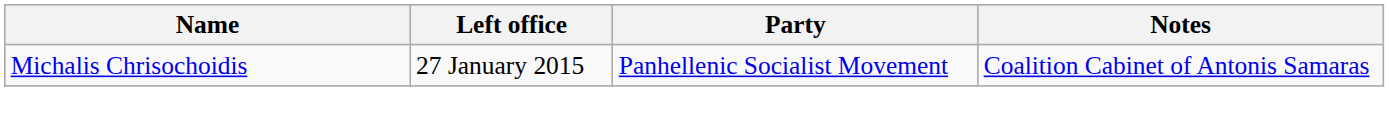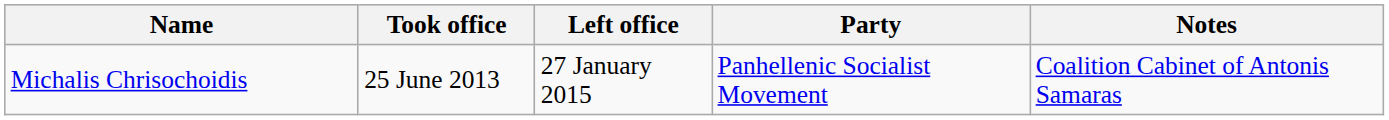+ column: (447, 24)
